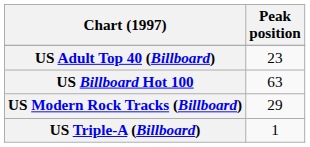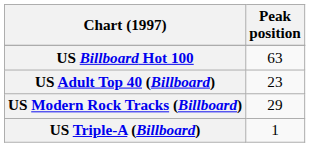rows swapped: (125, 81) <-> (125, 57)
